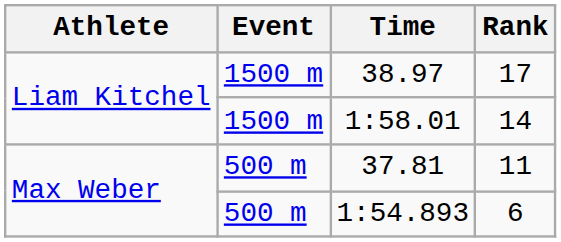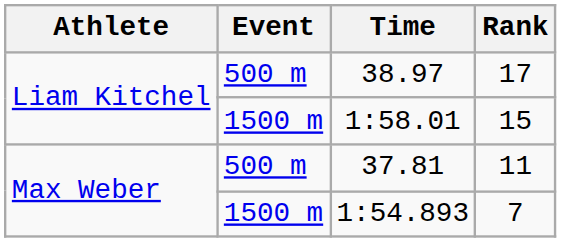(274, 74) 1500 m -> (265, 74) 500 m
(515, 121) 14 -> (515, 121) 15
(265, 214) 500 m -> (274, 214) 1500 m
(515, 214) 6 -> (515, 214) 7
